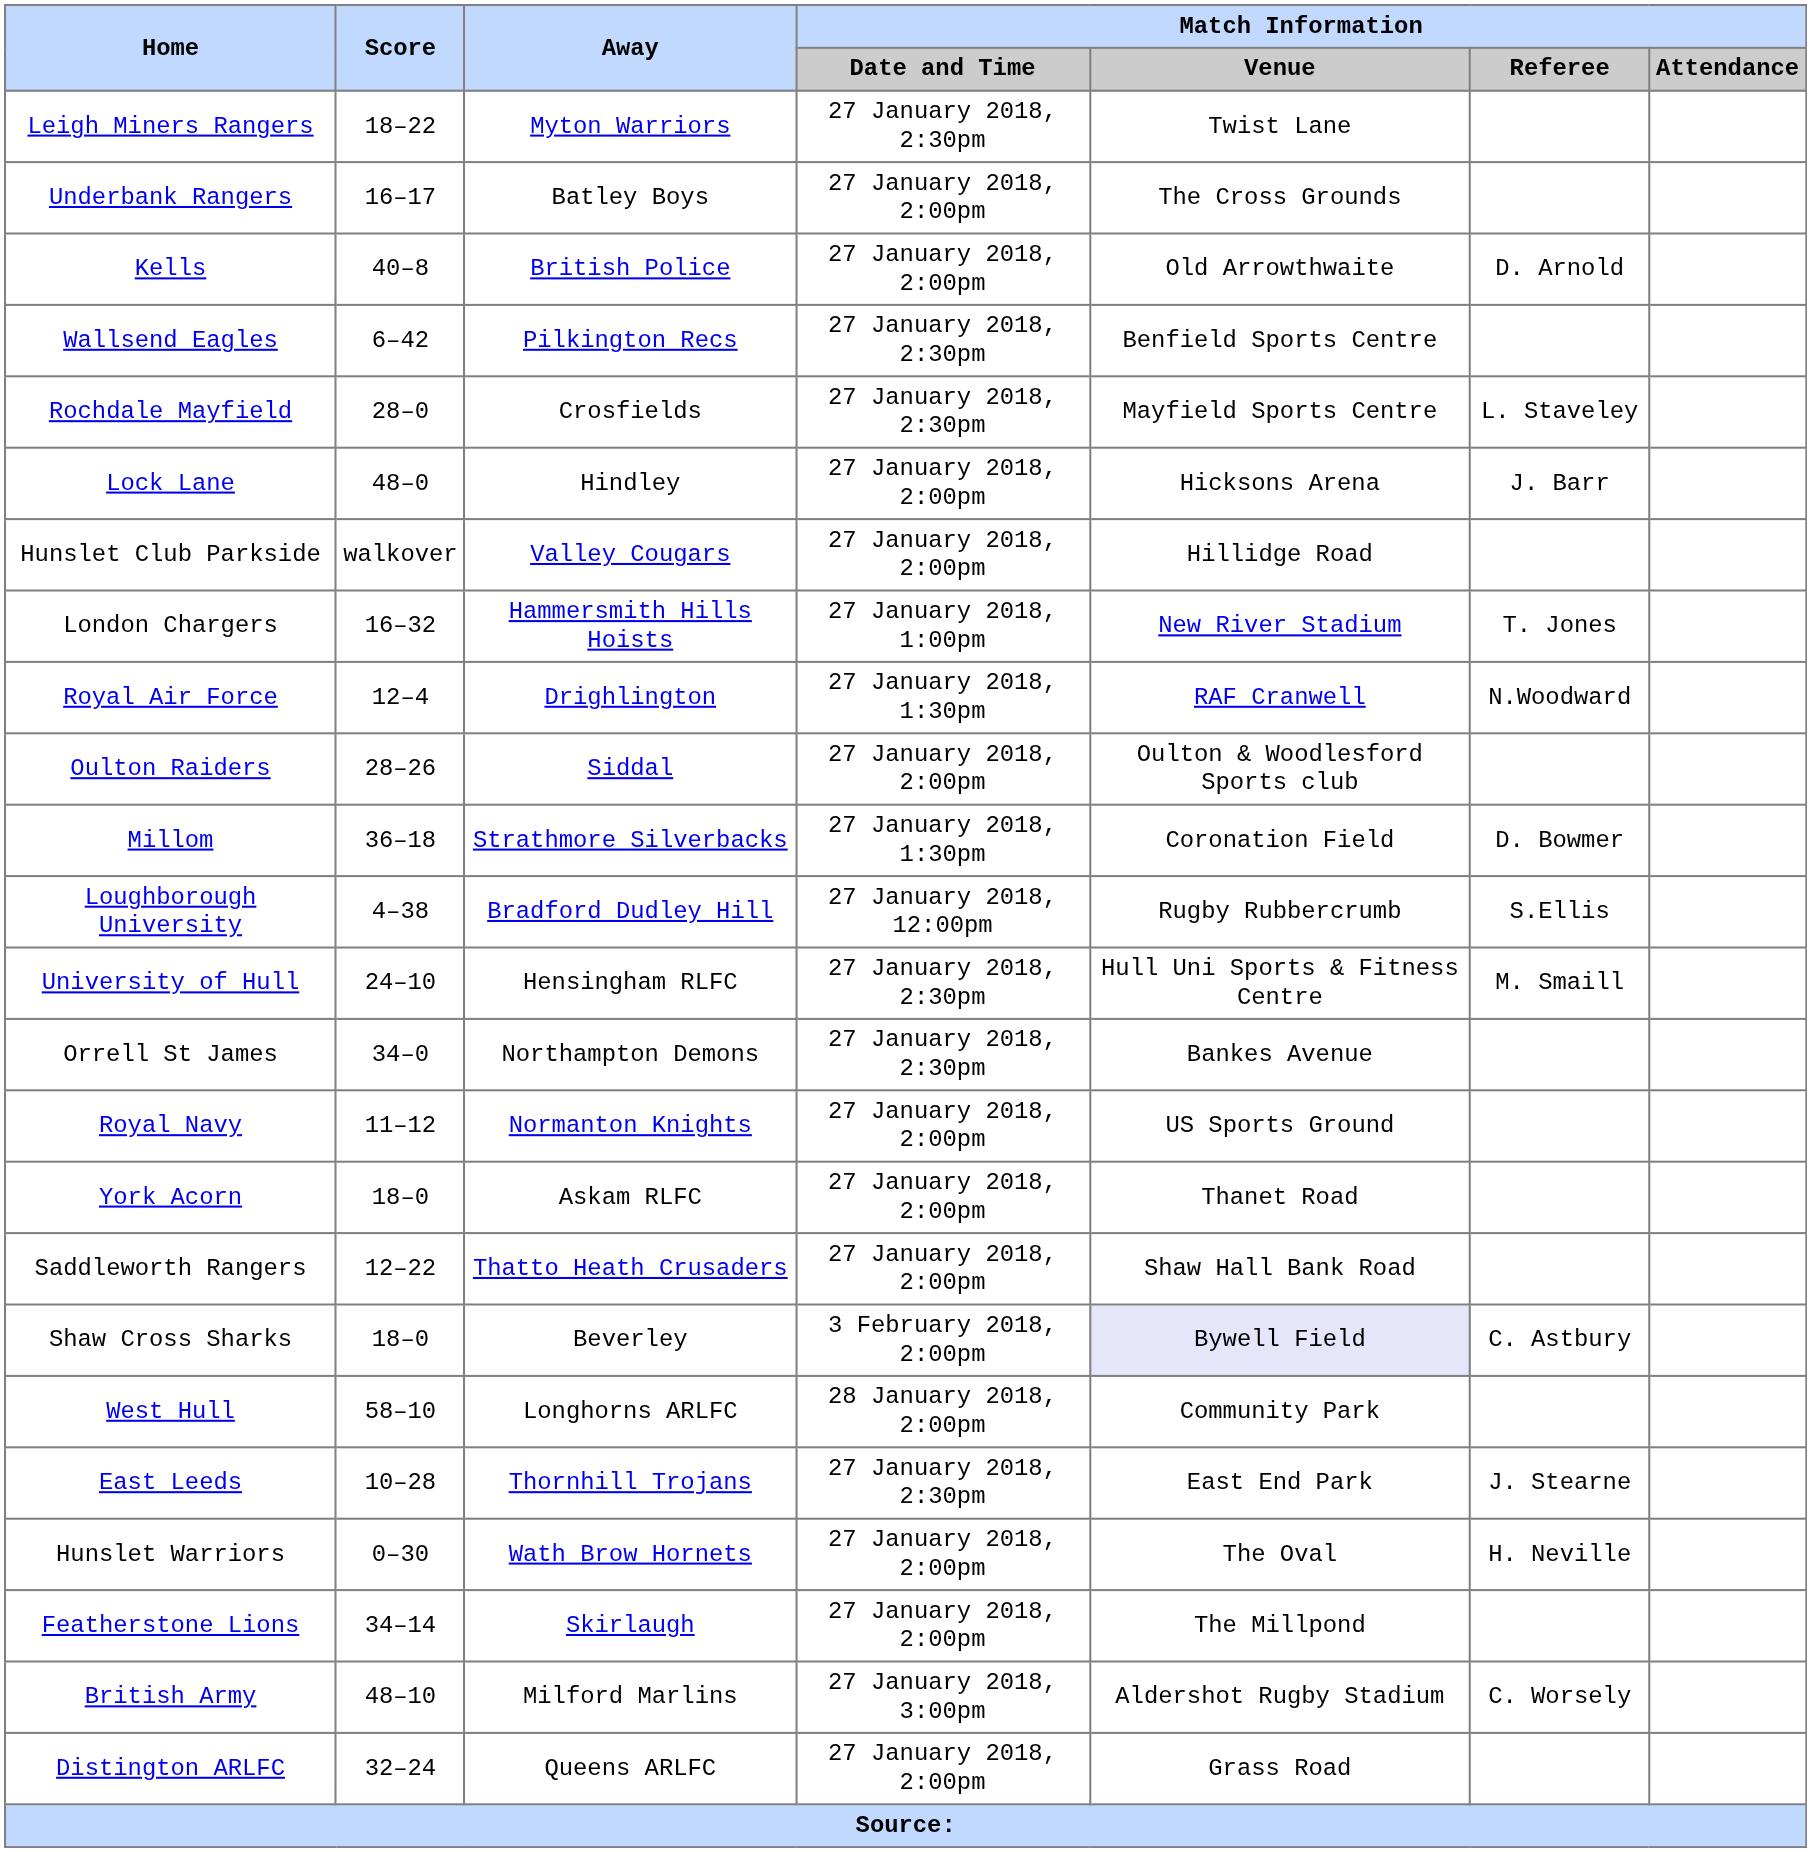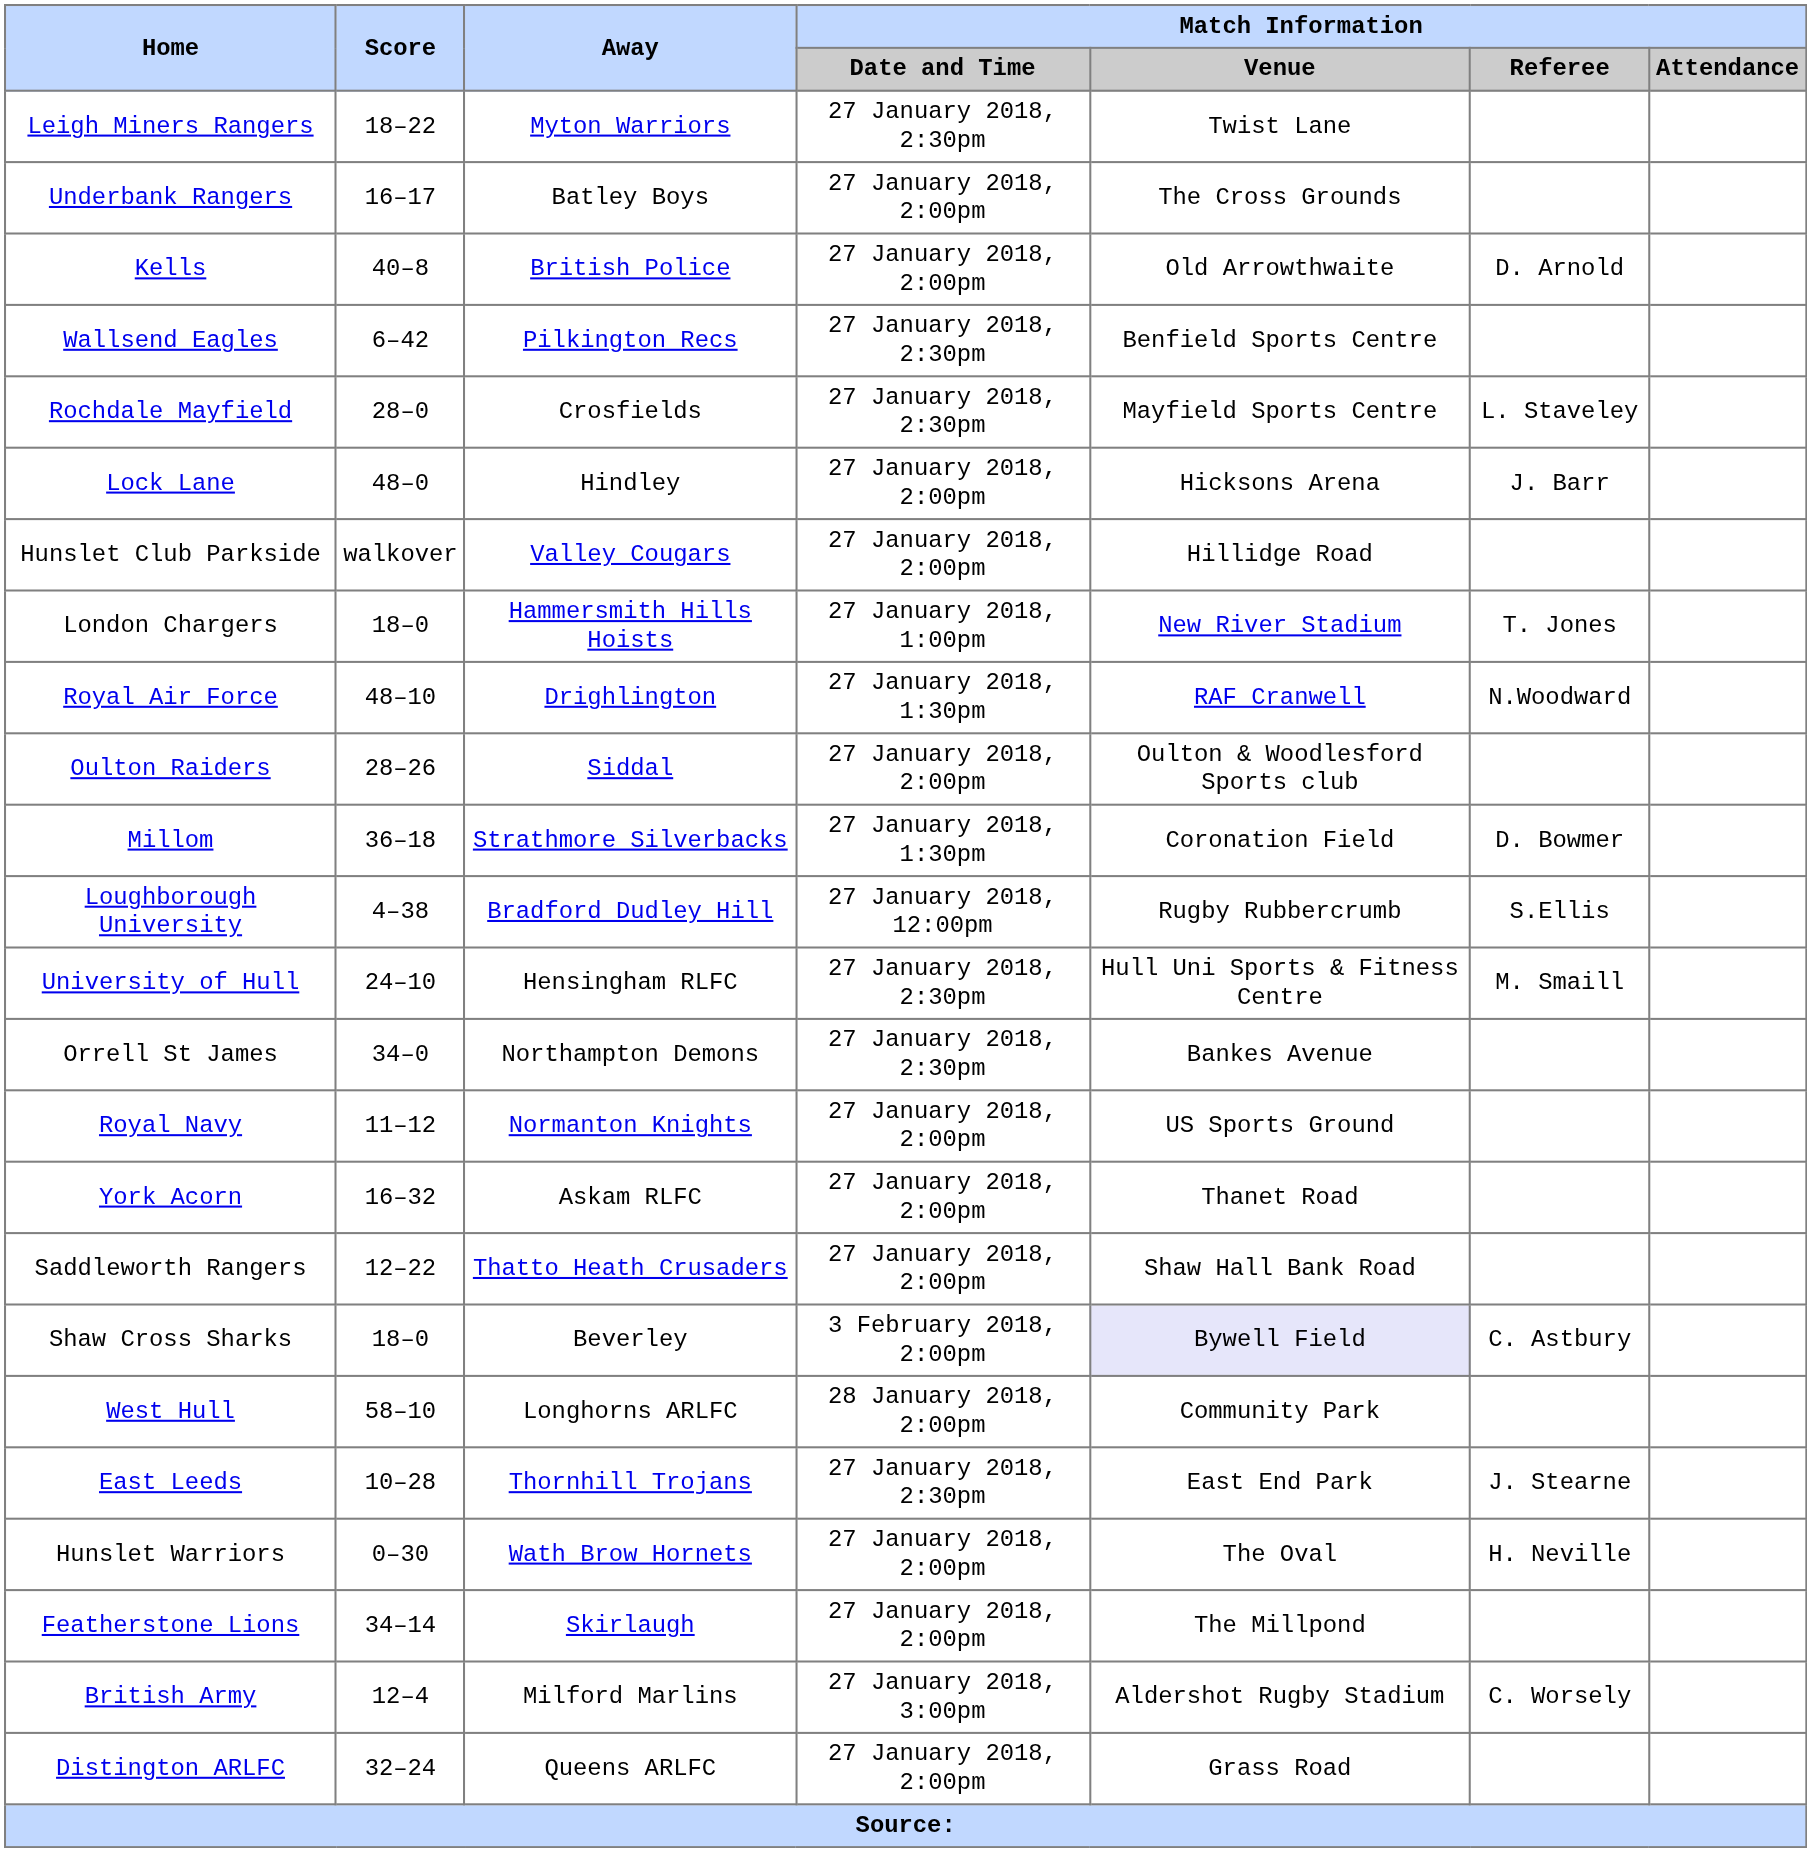(400, 626) 16–32 -> (400, 626) 18–0
(400, 698) 12–4 -> (400, 698) 48–10
(400, 1197) 18–0 -> (400, 1197) 16–32
(400, 1697) 48–10 -> (400, 1697) 12–4
